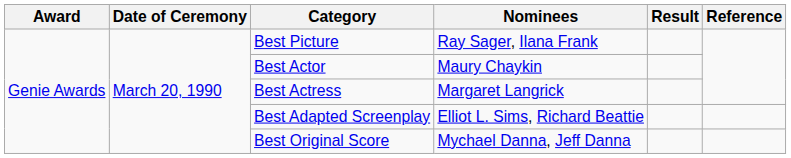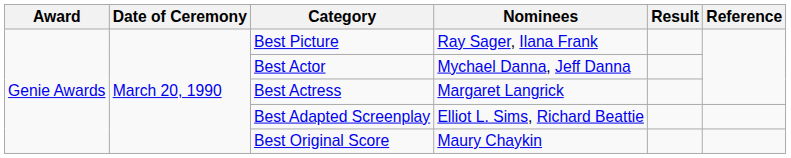(490, 66) Maury Chaykin -> (534, 66) Mychael Danna, Jeff Danna
(534, 141) Mychael Danna, Jeff Danna -> (490, 141) Maury Chaykin
